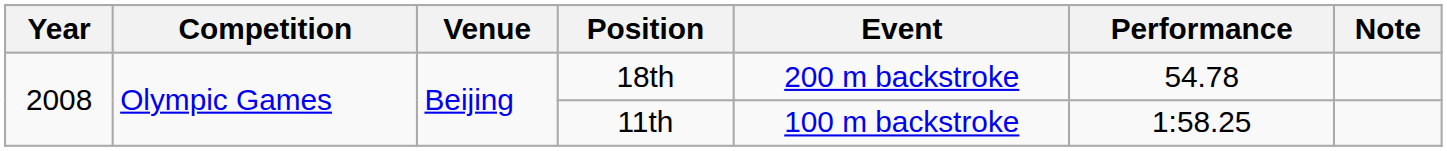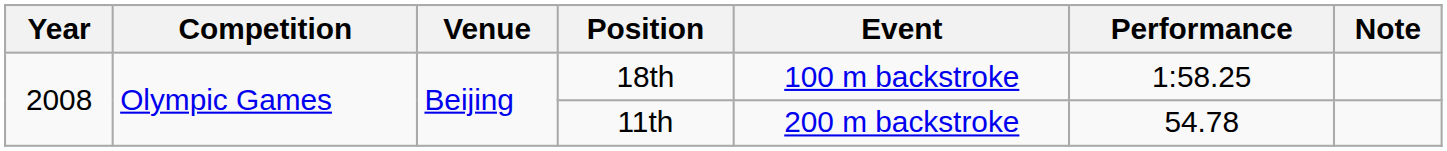(902, 76) 200 m backstroke -> (902, 76) 100 m backstroke
(1202, 76) 54.78 -> (1202, 76) 1:58.25
(902, 123) 100 m backstroke -> (902, 123) 200 m backstroke
(1202, 123) 1:58.25 -> (1202, 123) 54.78
